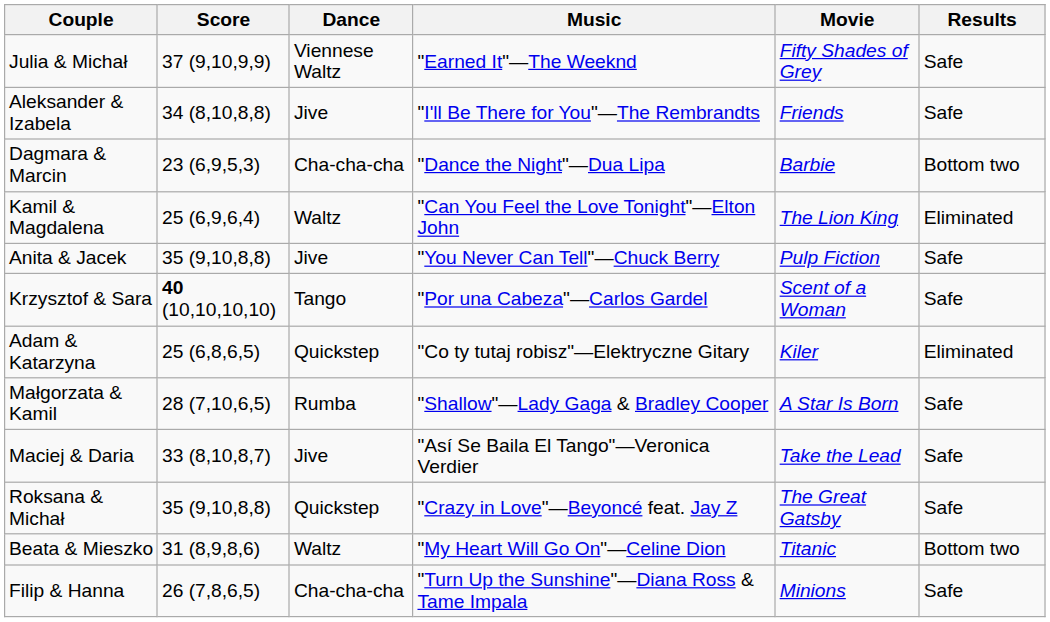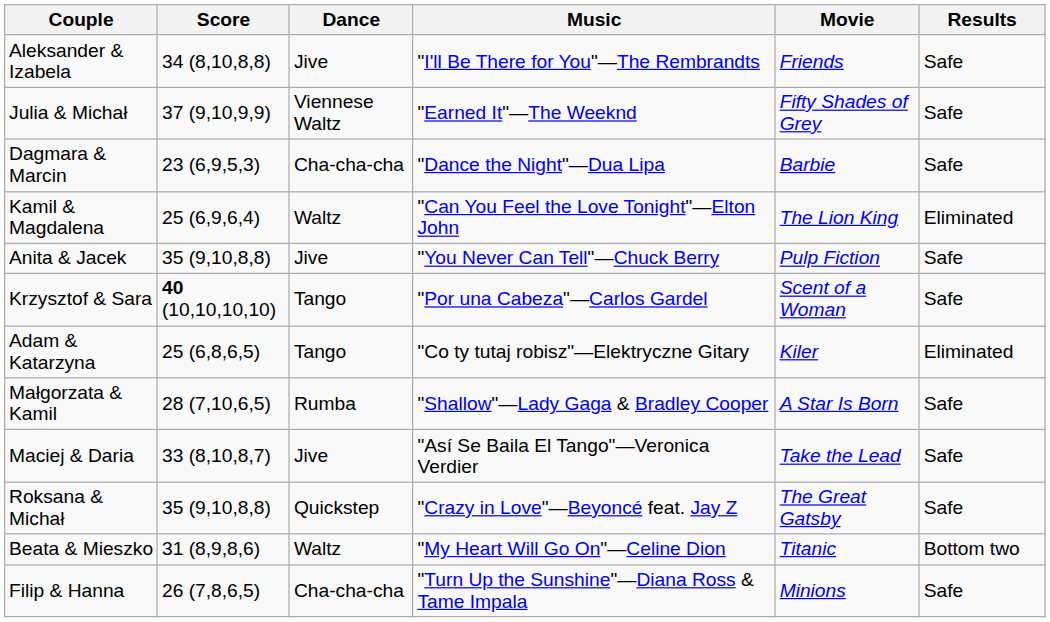rows swapped: (66, 113) <-> (68, 60)
(972, 165) Bottom two -> (943, 165) Safe
(337, 351) Quickstep -> (320, 351) Tango
